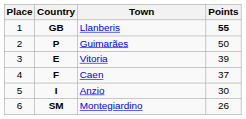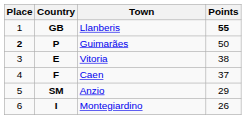(20, 43) normal -> (20, 43) bold
(223, 59) 39 -> (223, 59) 38
(56, 91) I -> (56, 91) SM
(223, 91) 30 -> (223, 91) 29
(56, 106) SM -> (56, 106) I
